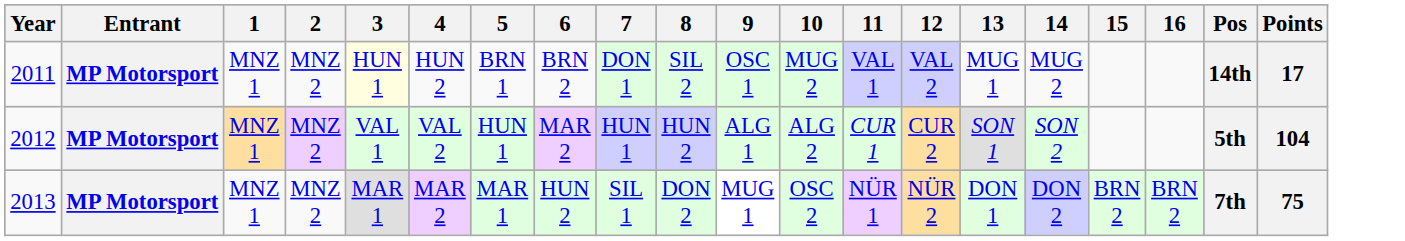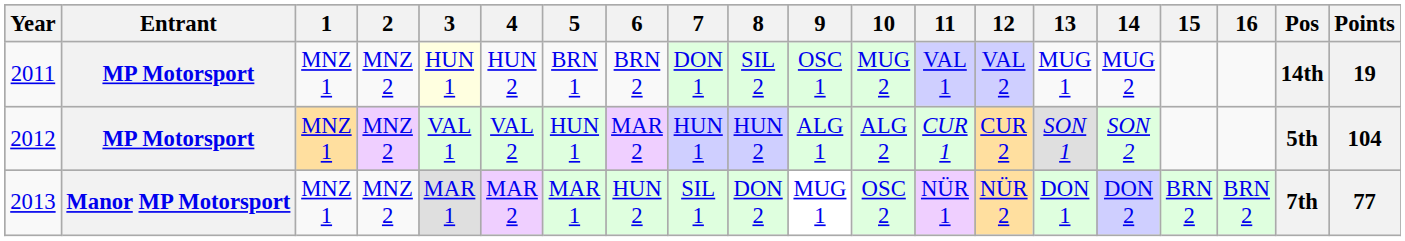(1292, 73) 17 -> (1365, 73) 19
(142, 202) MP Motorsport -> (178, 202) Manor MP Motorsport
(1292, 202) 75 -> (1365, 202) 77
